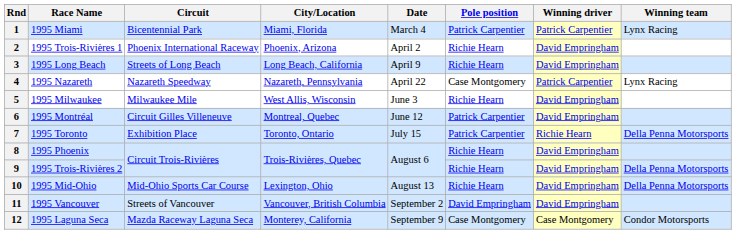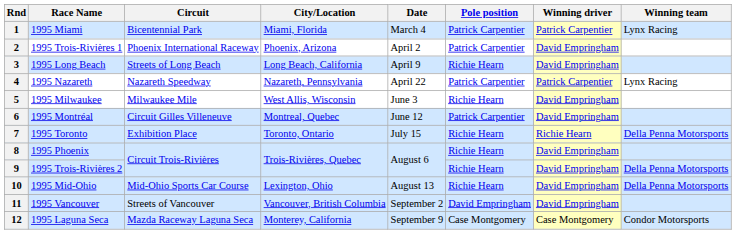(476, 47) Richie Hearn -> (486, 47) Patrick Carpentier
(487, 81) Case Montgomery -> (486, 81) Patrick Carpentier
(486, 133) Patrick Carpentier -> (476, 133) Richie Hearn
